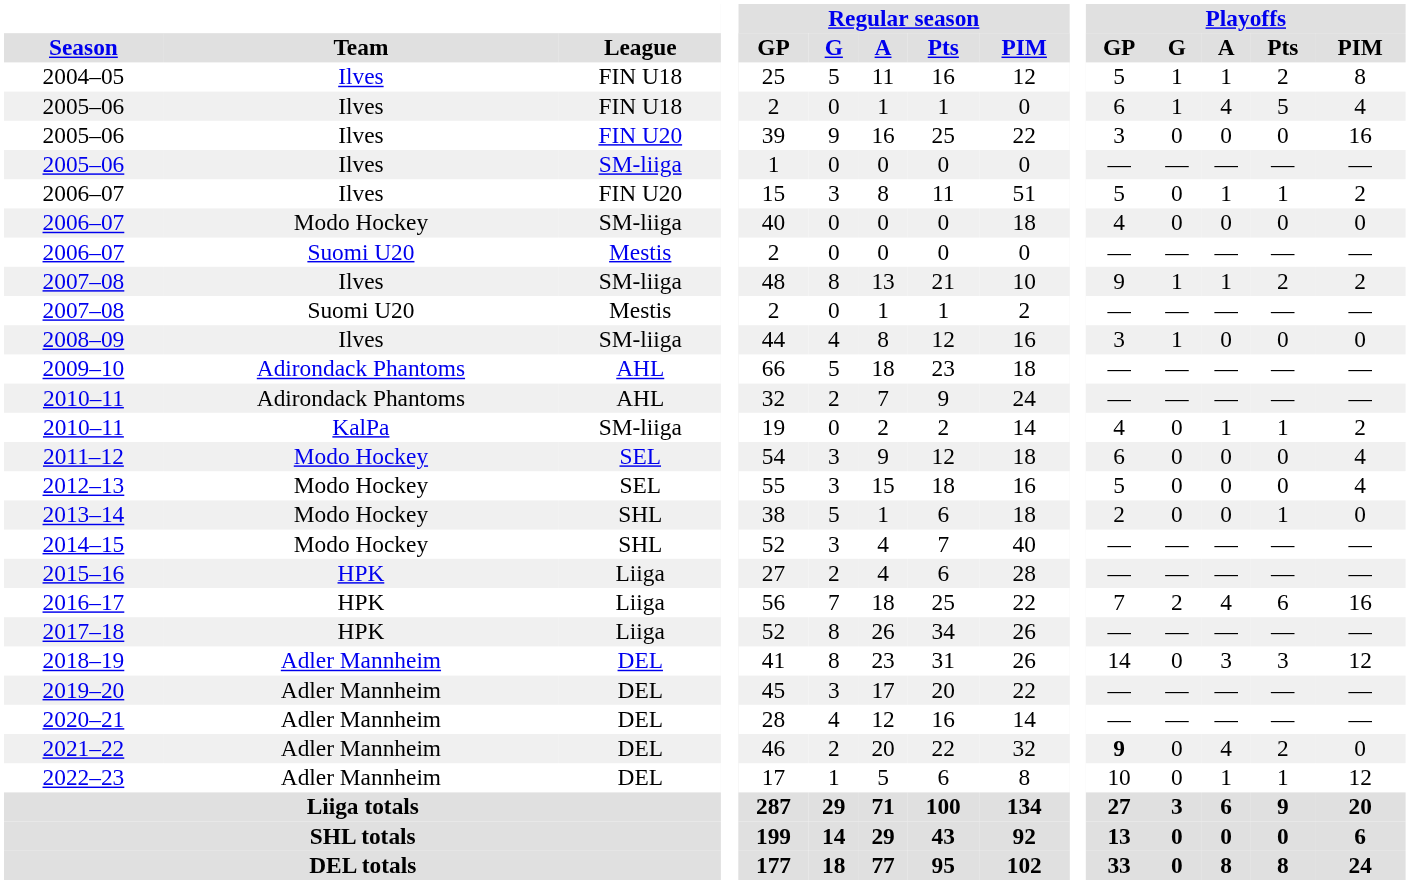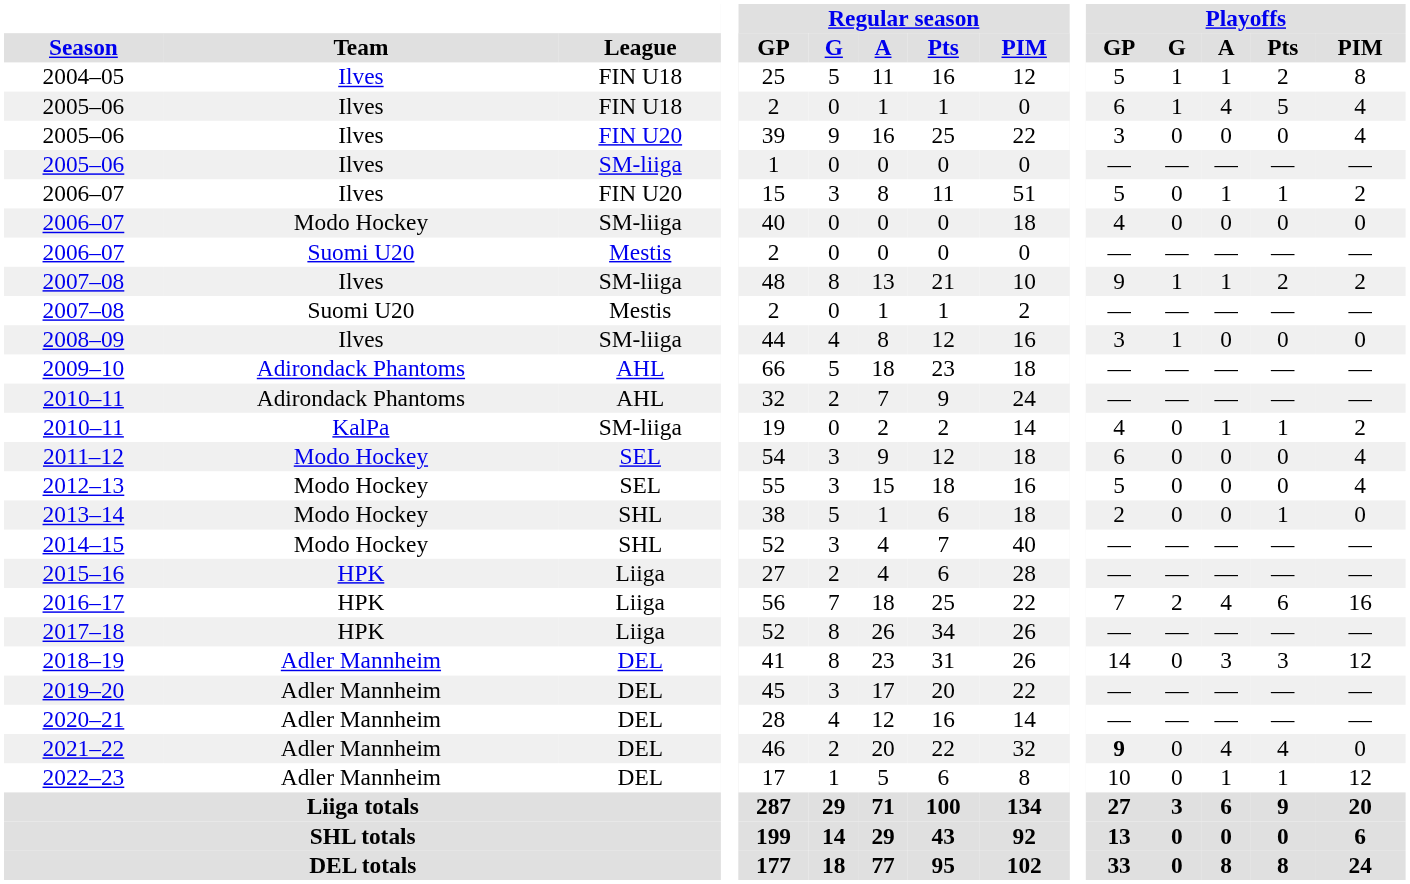(1360, 135) 16 -> (1360, 135) 4
(1283, 748) 2 -> (1283, 748) 4
